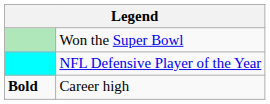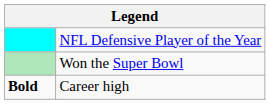rows swapped: (160, 63) <-> (121, 39)
